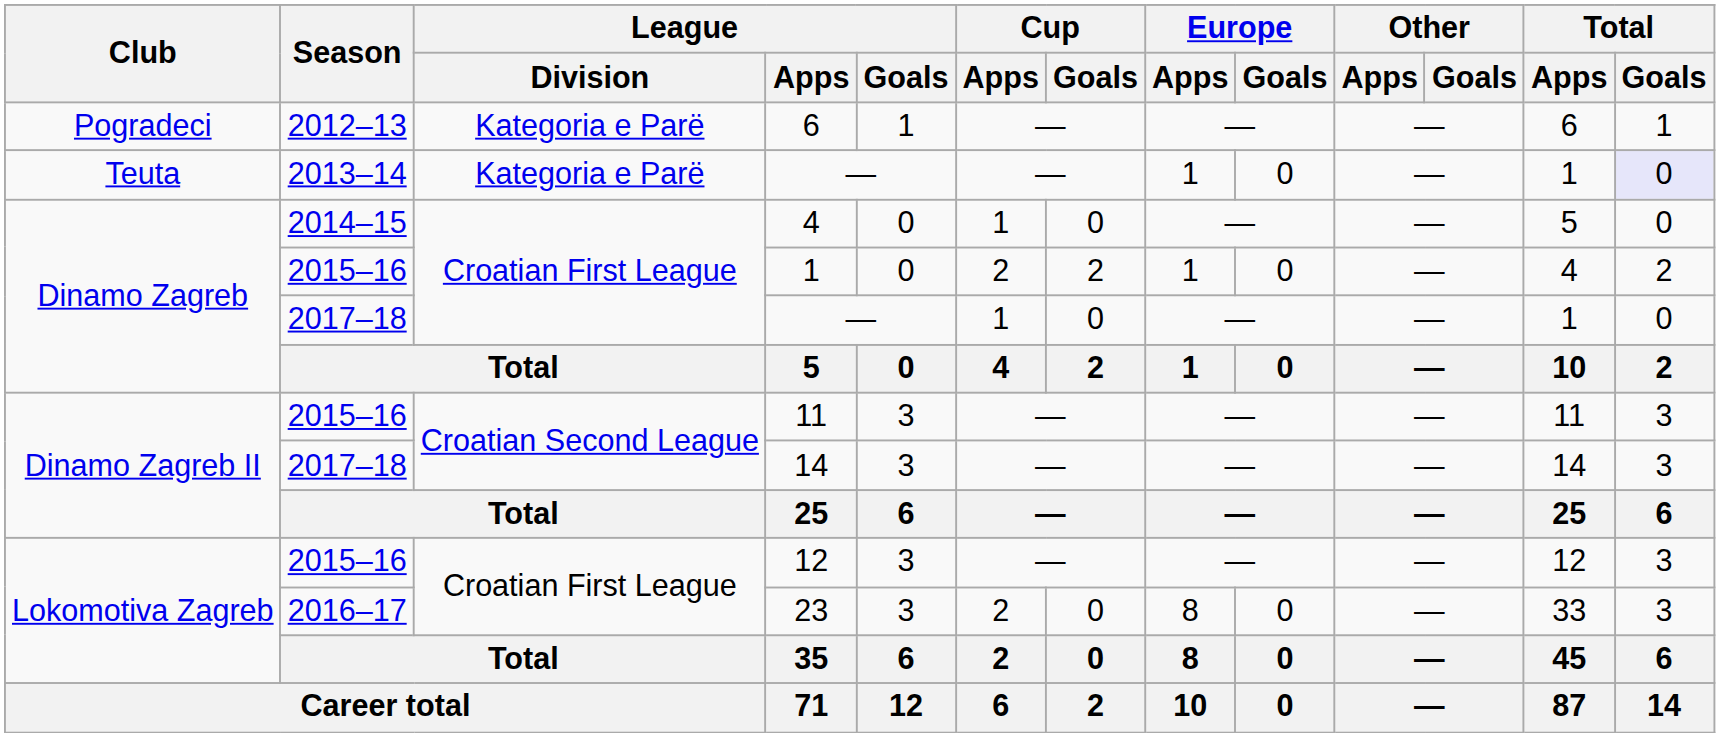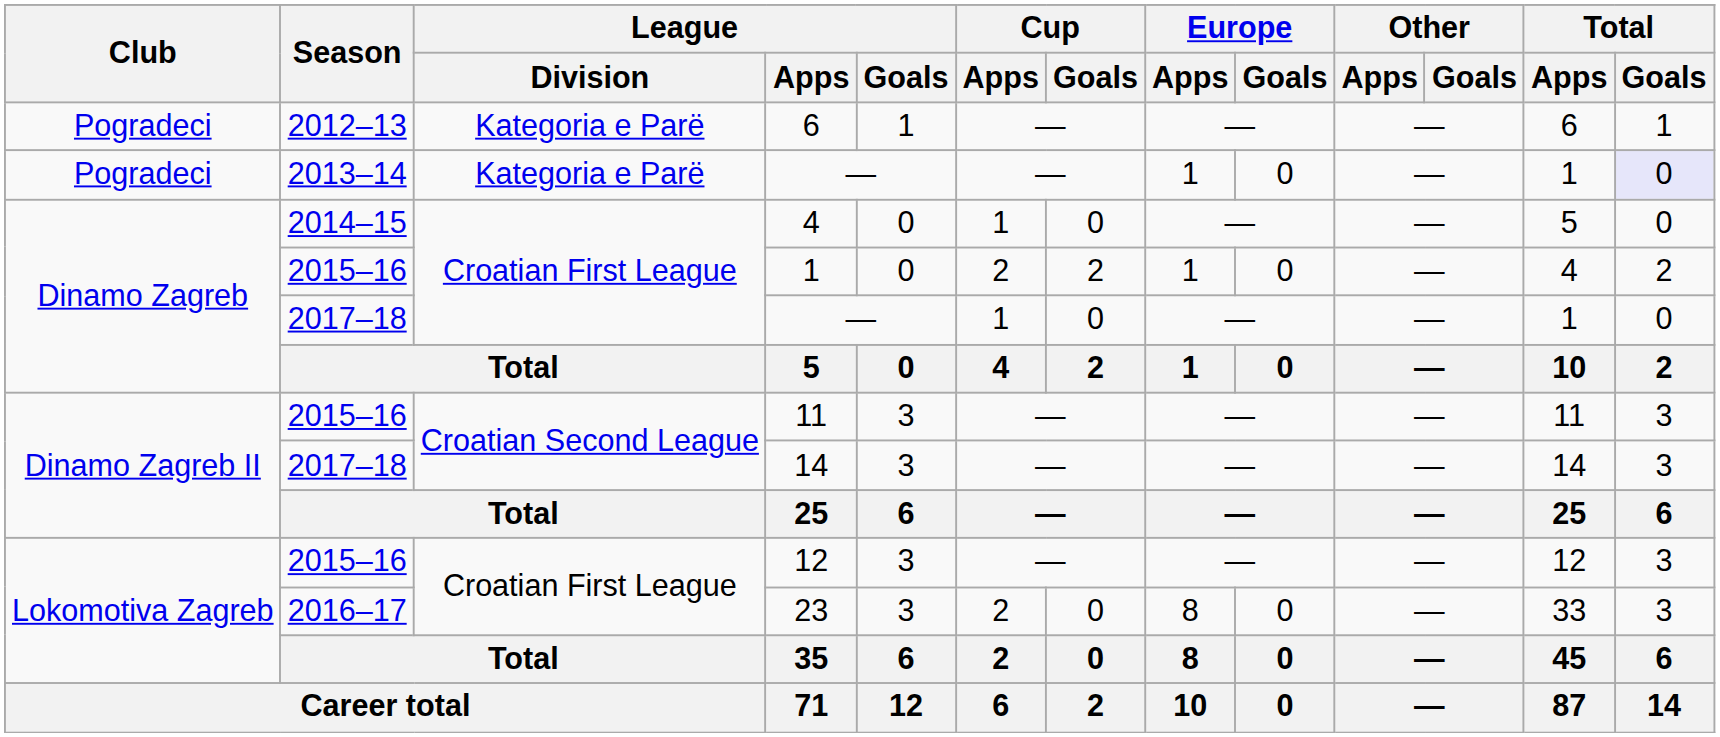(143, 174) Teuta -> (143, 174) Pogradeci
